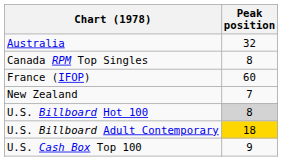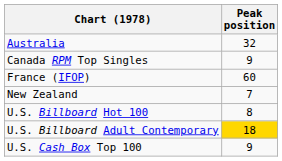(250, 60) 8 -> (250, 60) 9
(250, 112) lightgrey background -> (250, 112) no background
